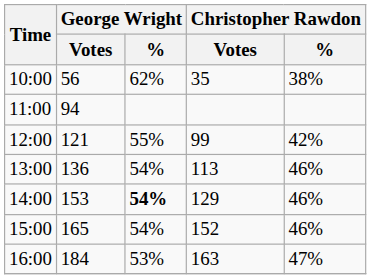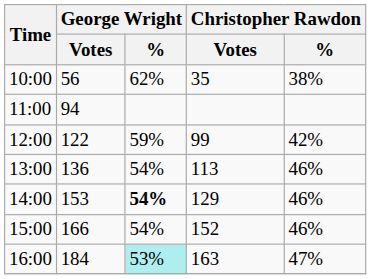(75, 139) 121 -> (75, 139) 122
(147, 139) 55% -> (147, 139) 59%
(75, 229) 165 -> (75, 229) 166
(147, 259) no background -> (147, 259) paleturquoise background
